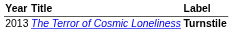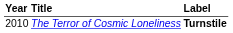(17, 24) 2013 -> (17, 24) 2010
